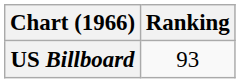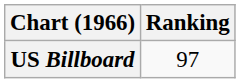(188, 58) 93 -> (188, 58) 97
